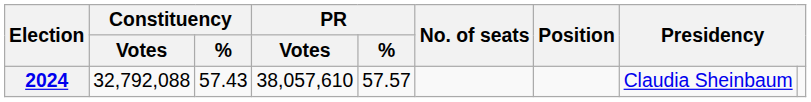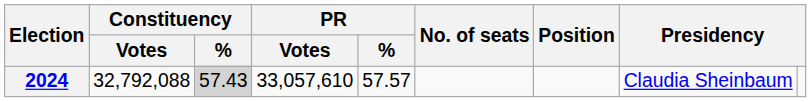(223, 81) no background -> (223, 81) lightgrey background
(305, 81) 38,057,610 -> (305, 81) 33,057,610
